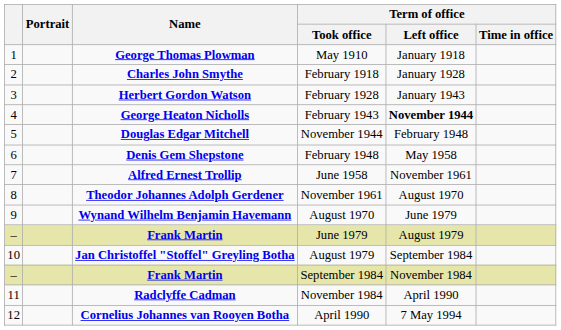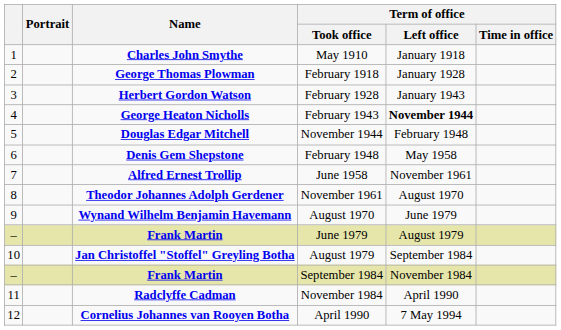(185, 54) George Thomas Plowman -> (185, 54) Charles John Smythe
(185, 74) Charles John Smythe -> (185, 74) George Thomas Plowman
